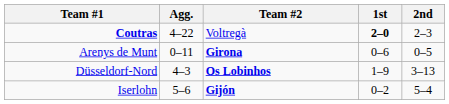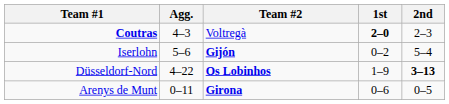(181, 33) 4–22 -> (181, 33) 4–3
rows swapped: (118, 52) <-> (137, 90)
(181, 71) 4–3 -> (181, 71) 4–22
(423, 71) normal -> (423, 71) bold
